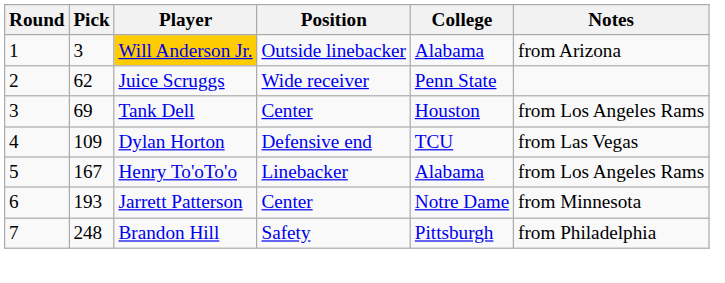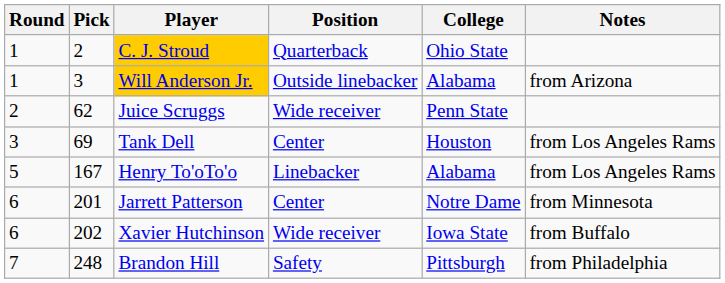+ row: (164, 50)
- row: (172, 141)
(88, 202) 193 -> (88, 202) 201
+ row: (191, 232)
